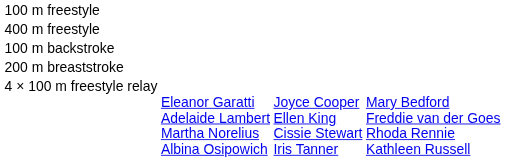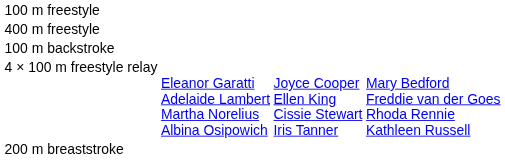rows swapped: (64, 67) <-> (81, 87)
